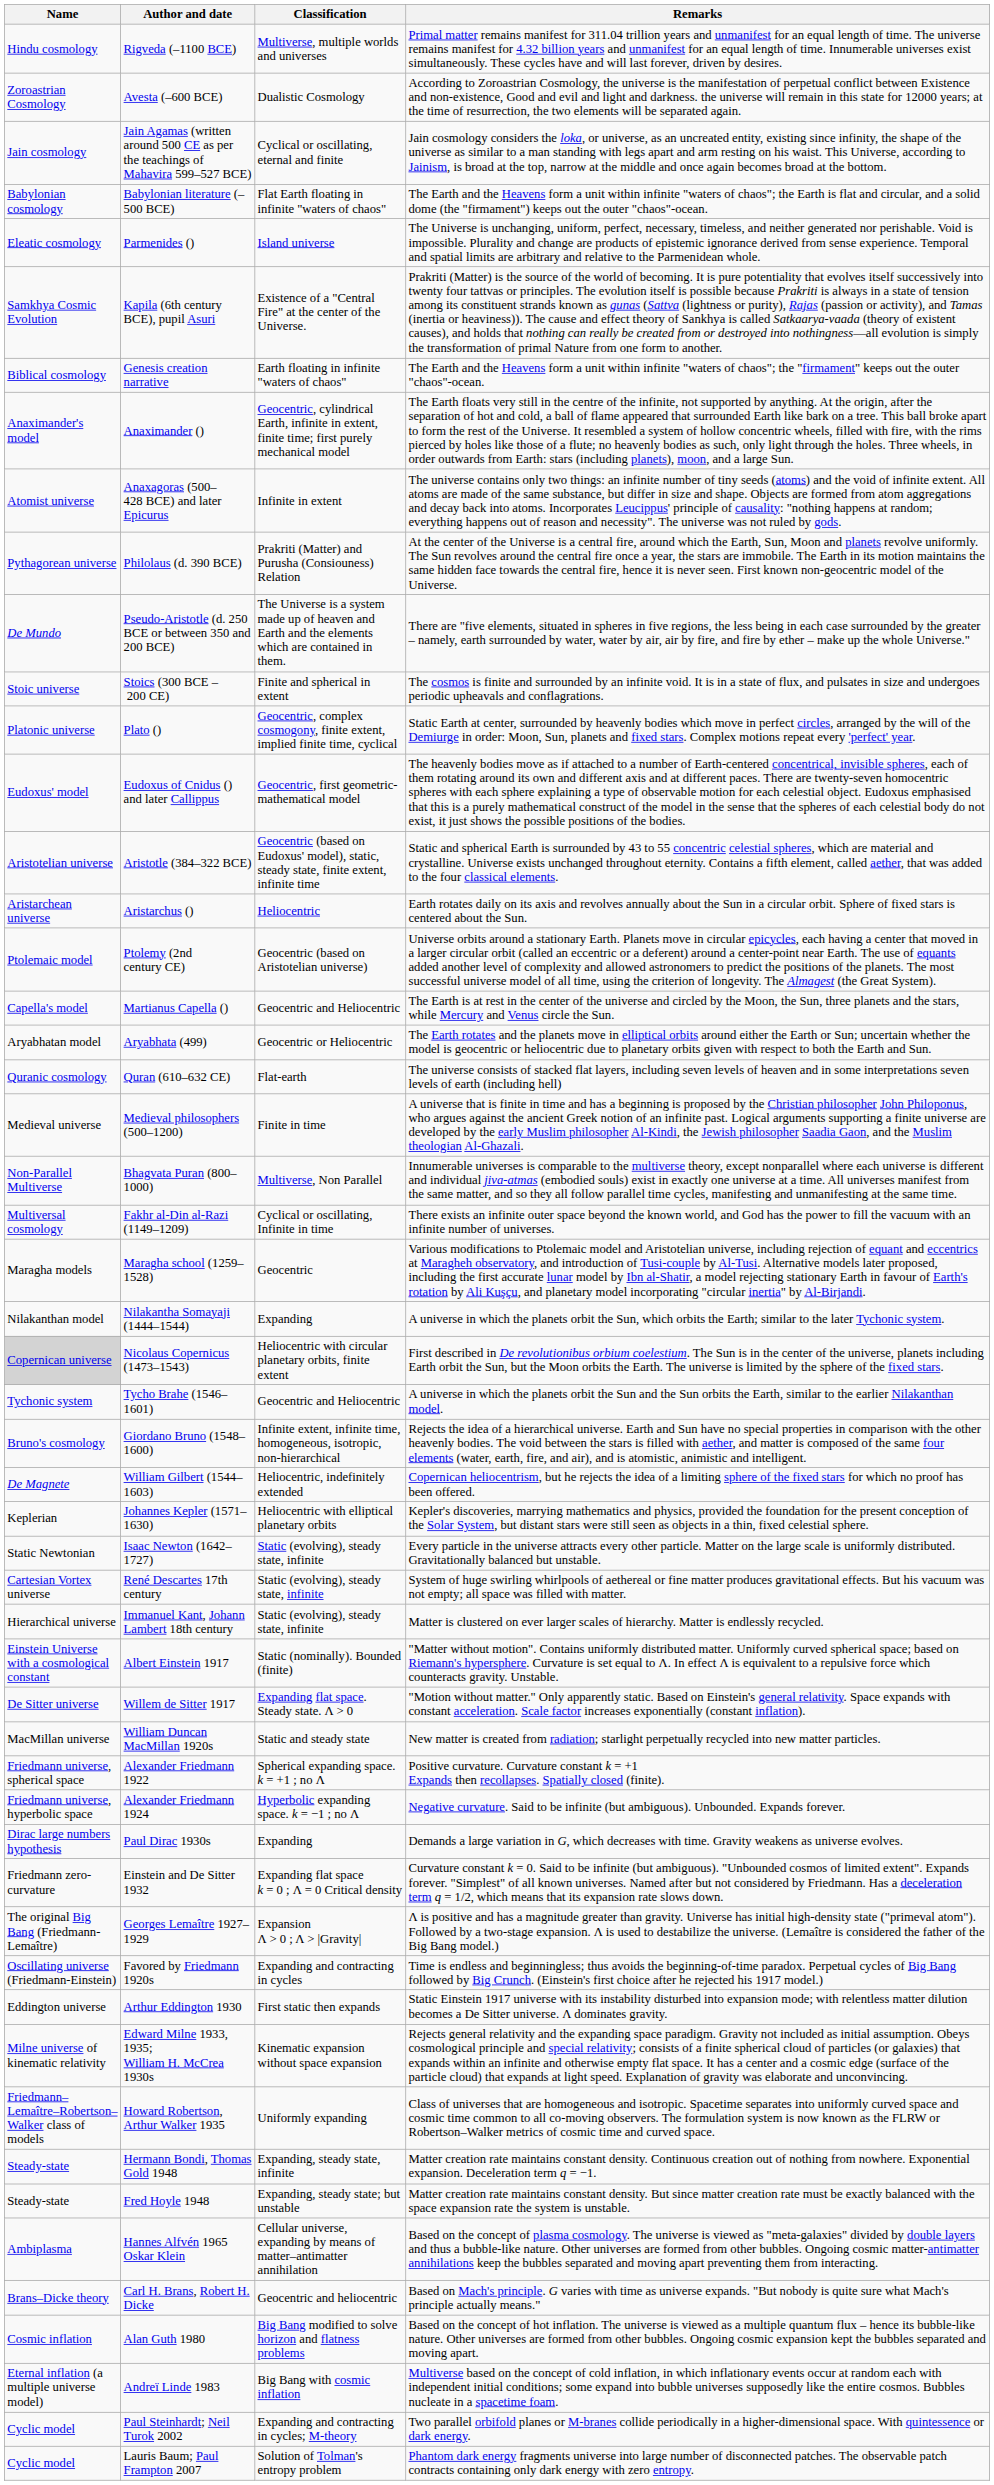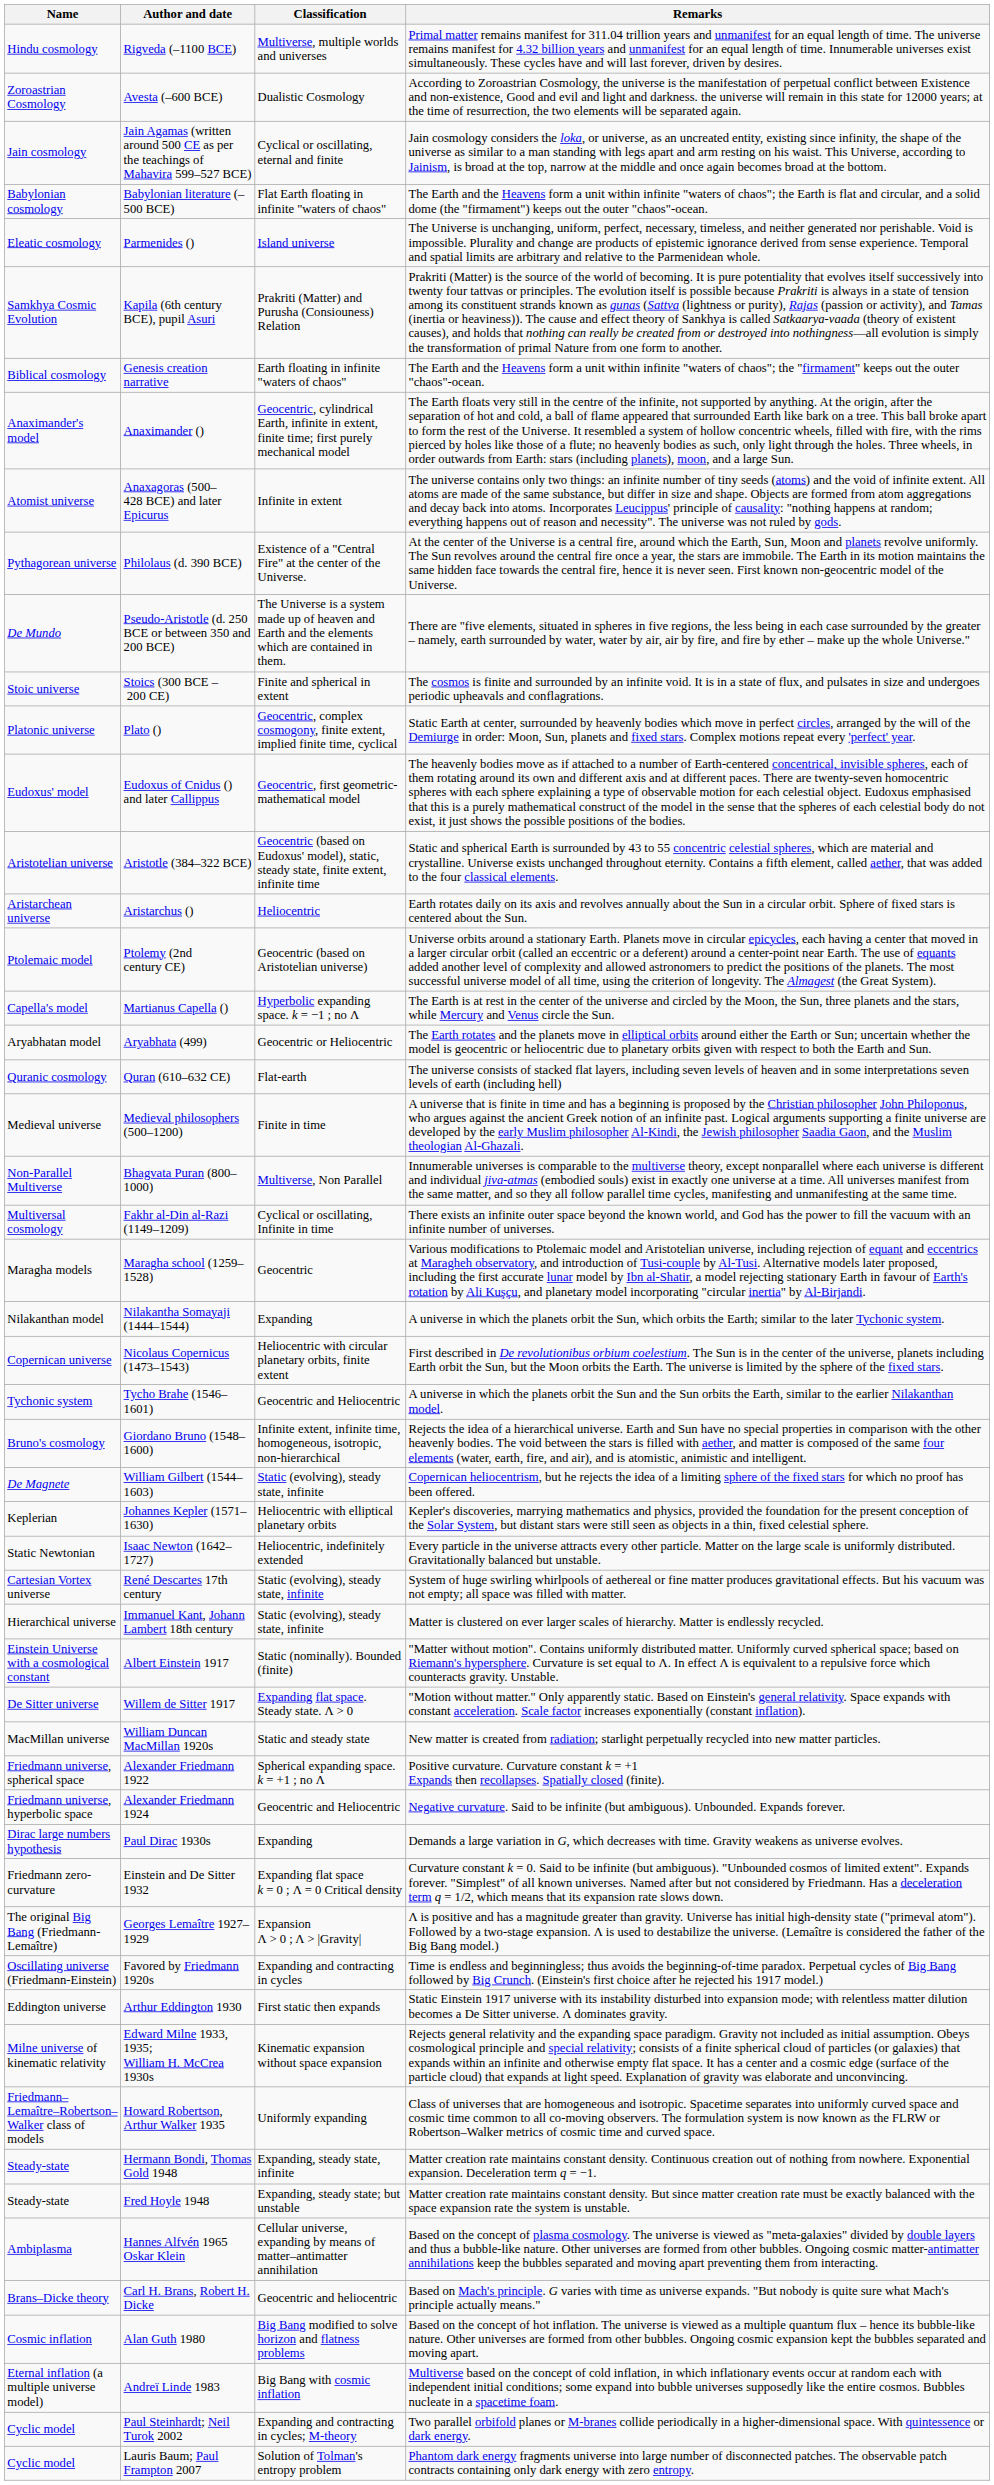(319, 312) Existence of a "Central Fire" at the center of the Universe. -> (316, 312) Prakriti (Matter) and Purusha (Consiouness) Relation
(316, 563) Prakriti (Matter) and Purusha (Consiouness) Relation -> (319, 563) Existence of a "Central Fire" at the center of the Universe.
(329, 1008) Geocentric and Heliocentric -> (314, 1008) Hyperbolic expanding space. k = −1 ; no Λ
(59, 1360) lightgrey background -> (59, 1360) no background
(321, 1484) Heliocentric, indefinitely extended -> (319, 1484) Static (evolving), steady state, infinite
(319, 1553) Static (evolving), steady state, infinite -> (321, 1553) Heliocentric, indefinitely extended
(314, 1807) Hyperbolic expanding space. k = −1 ; no Λ -> (329, 1807) Geocentric and Heliocentric
